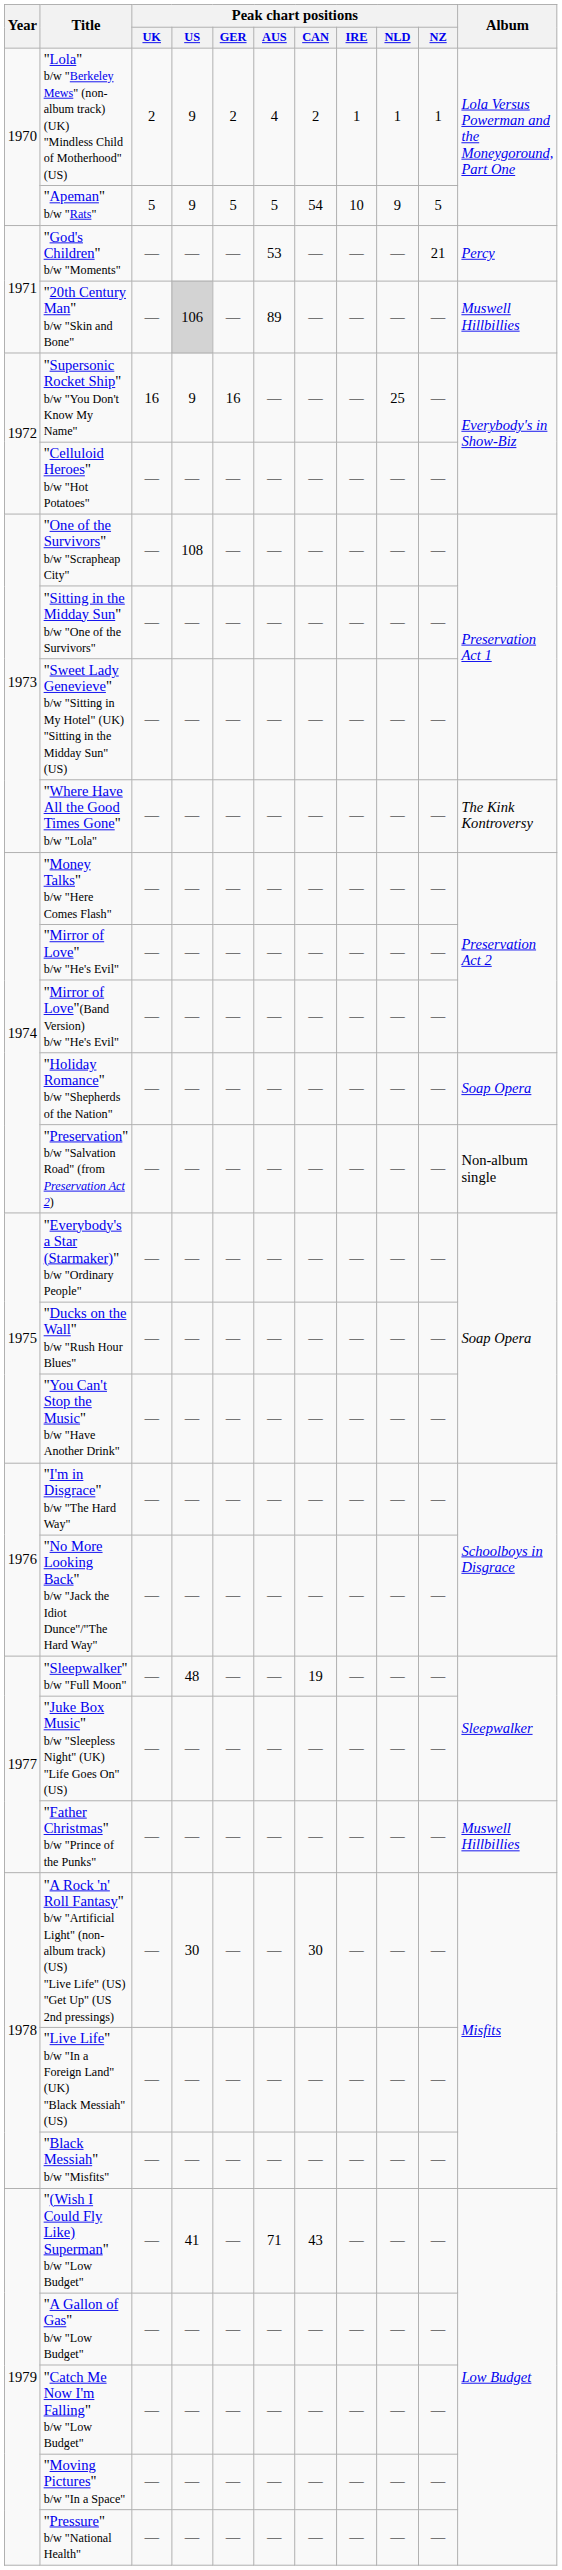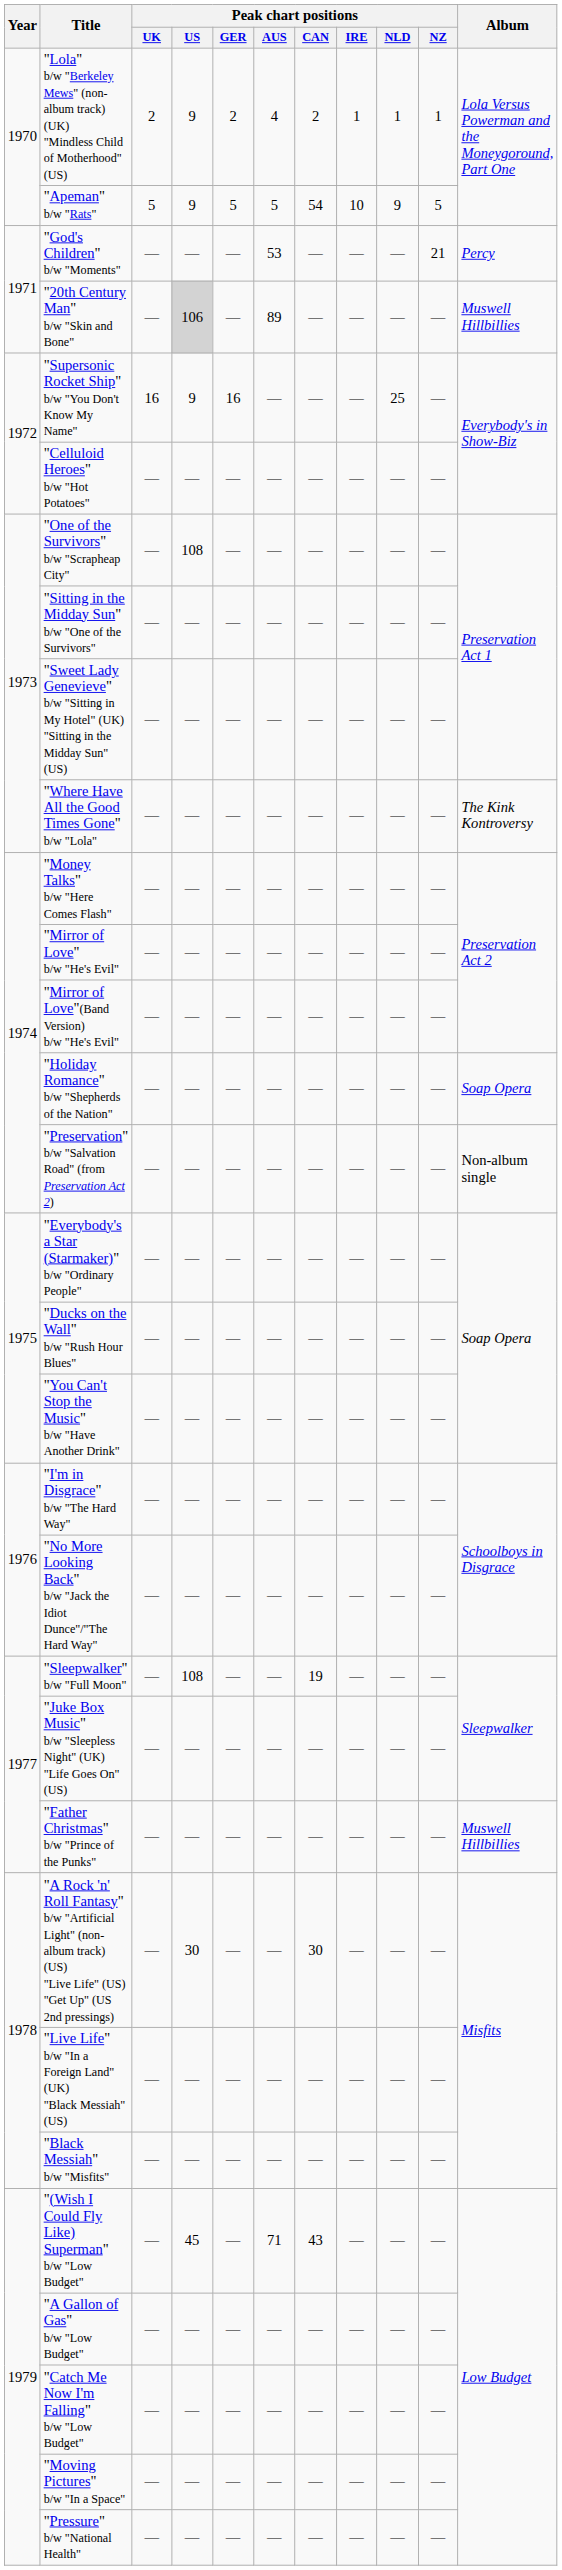(192, 1676) 48 -> (192, 1676) 108
(192, 2240) 41 -> (192, 2240) 45
